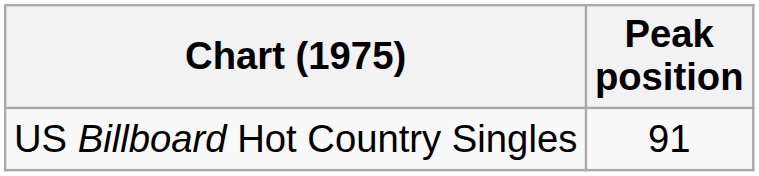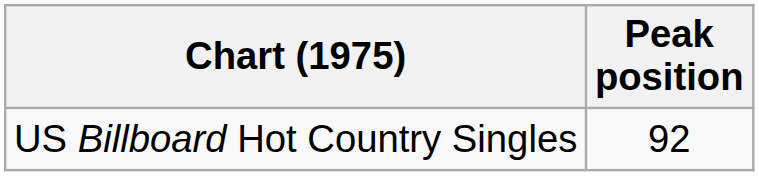(669, 138) 91 -> (669, 138) 92
